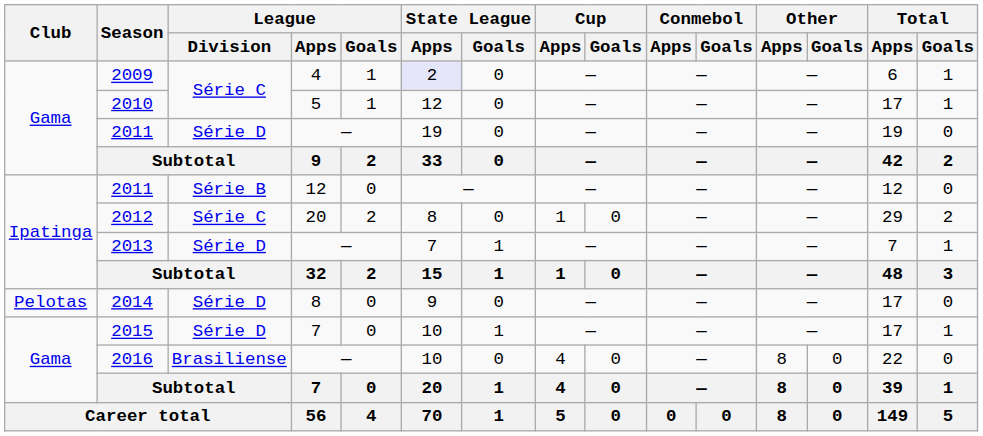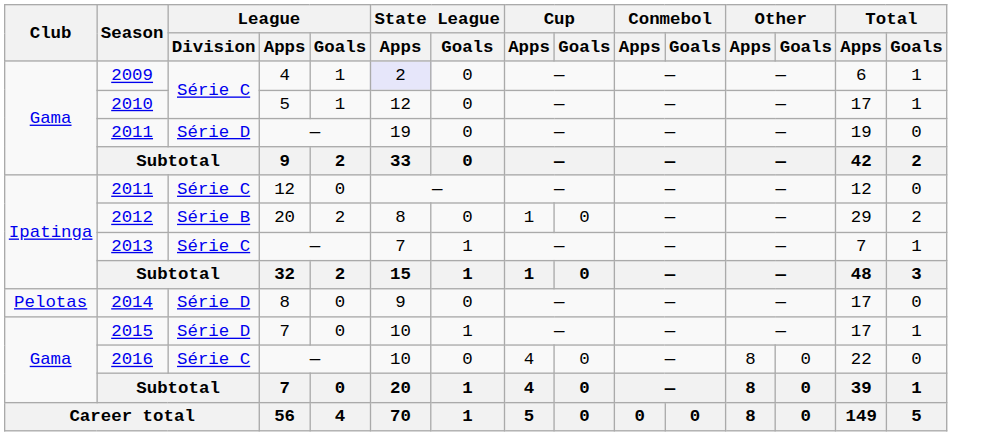(229, 189) Série B -> (214, 189) Série C
(229, 218) Série C -> (214, 218) Série B
(229, 246) Série D -> (214, 246) Série C
(229, 360) Brasiliense -> (214, 360) Série C
